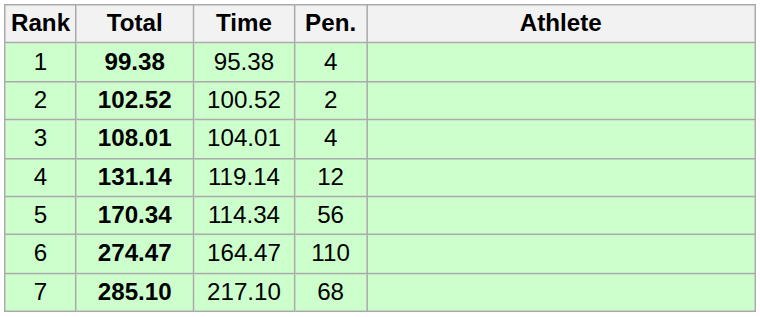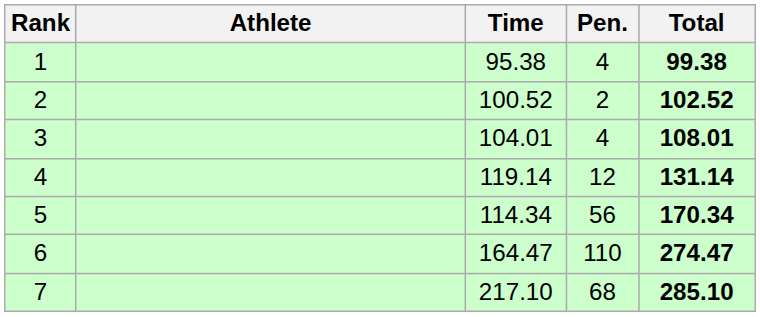columns swapped: (561, 23) <-> (135, 23)
